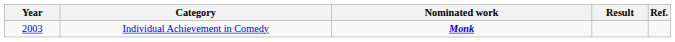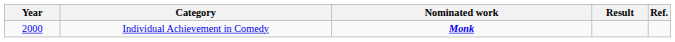(32, 28) 2003 -> (32, 28) 2000
